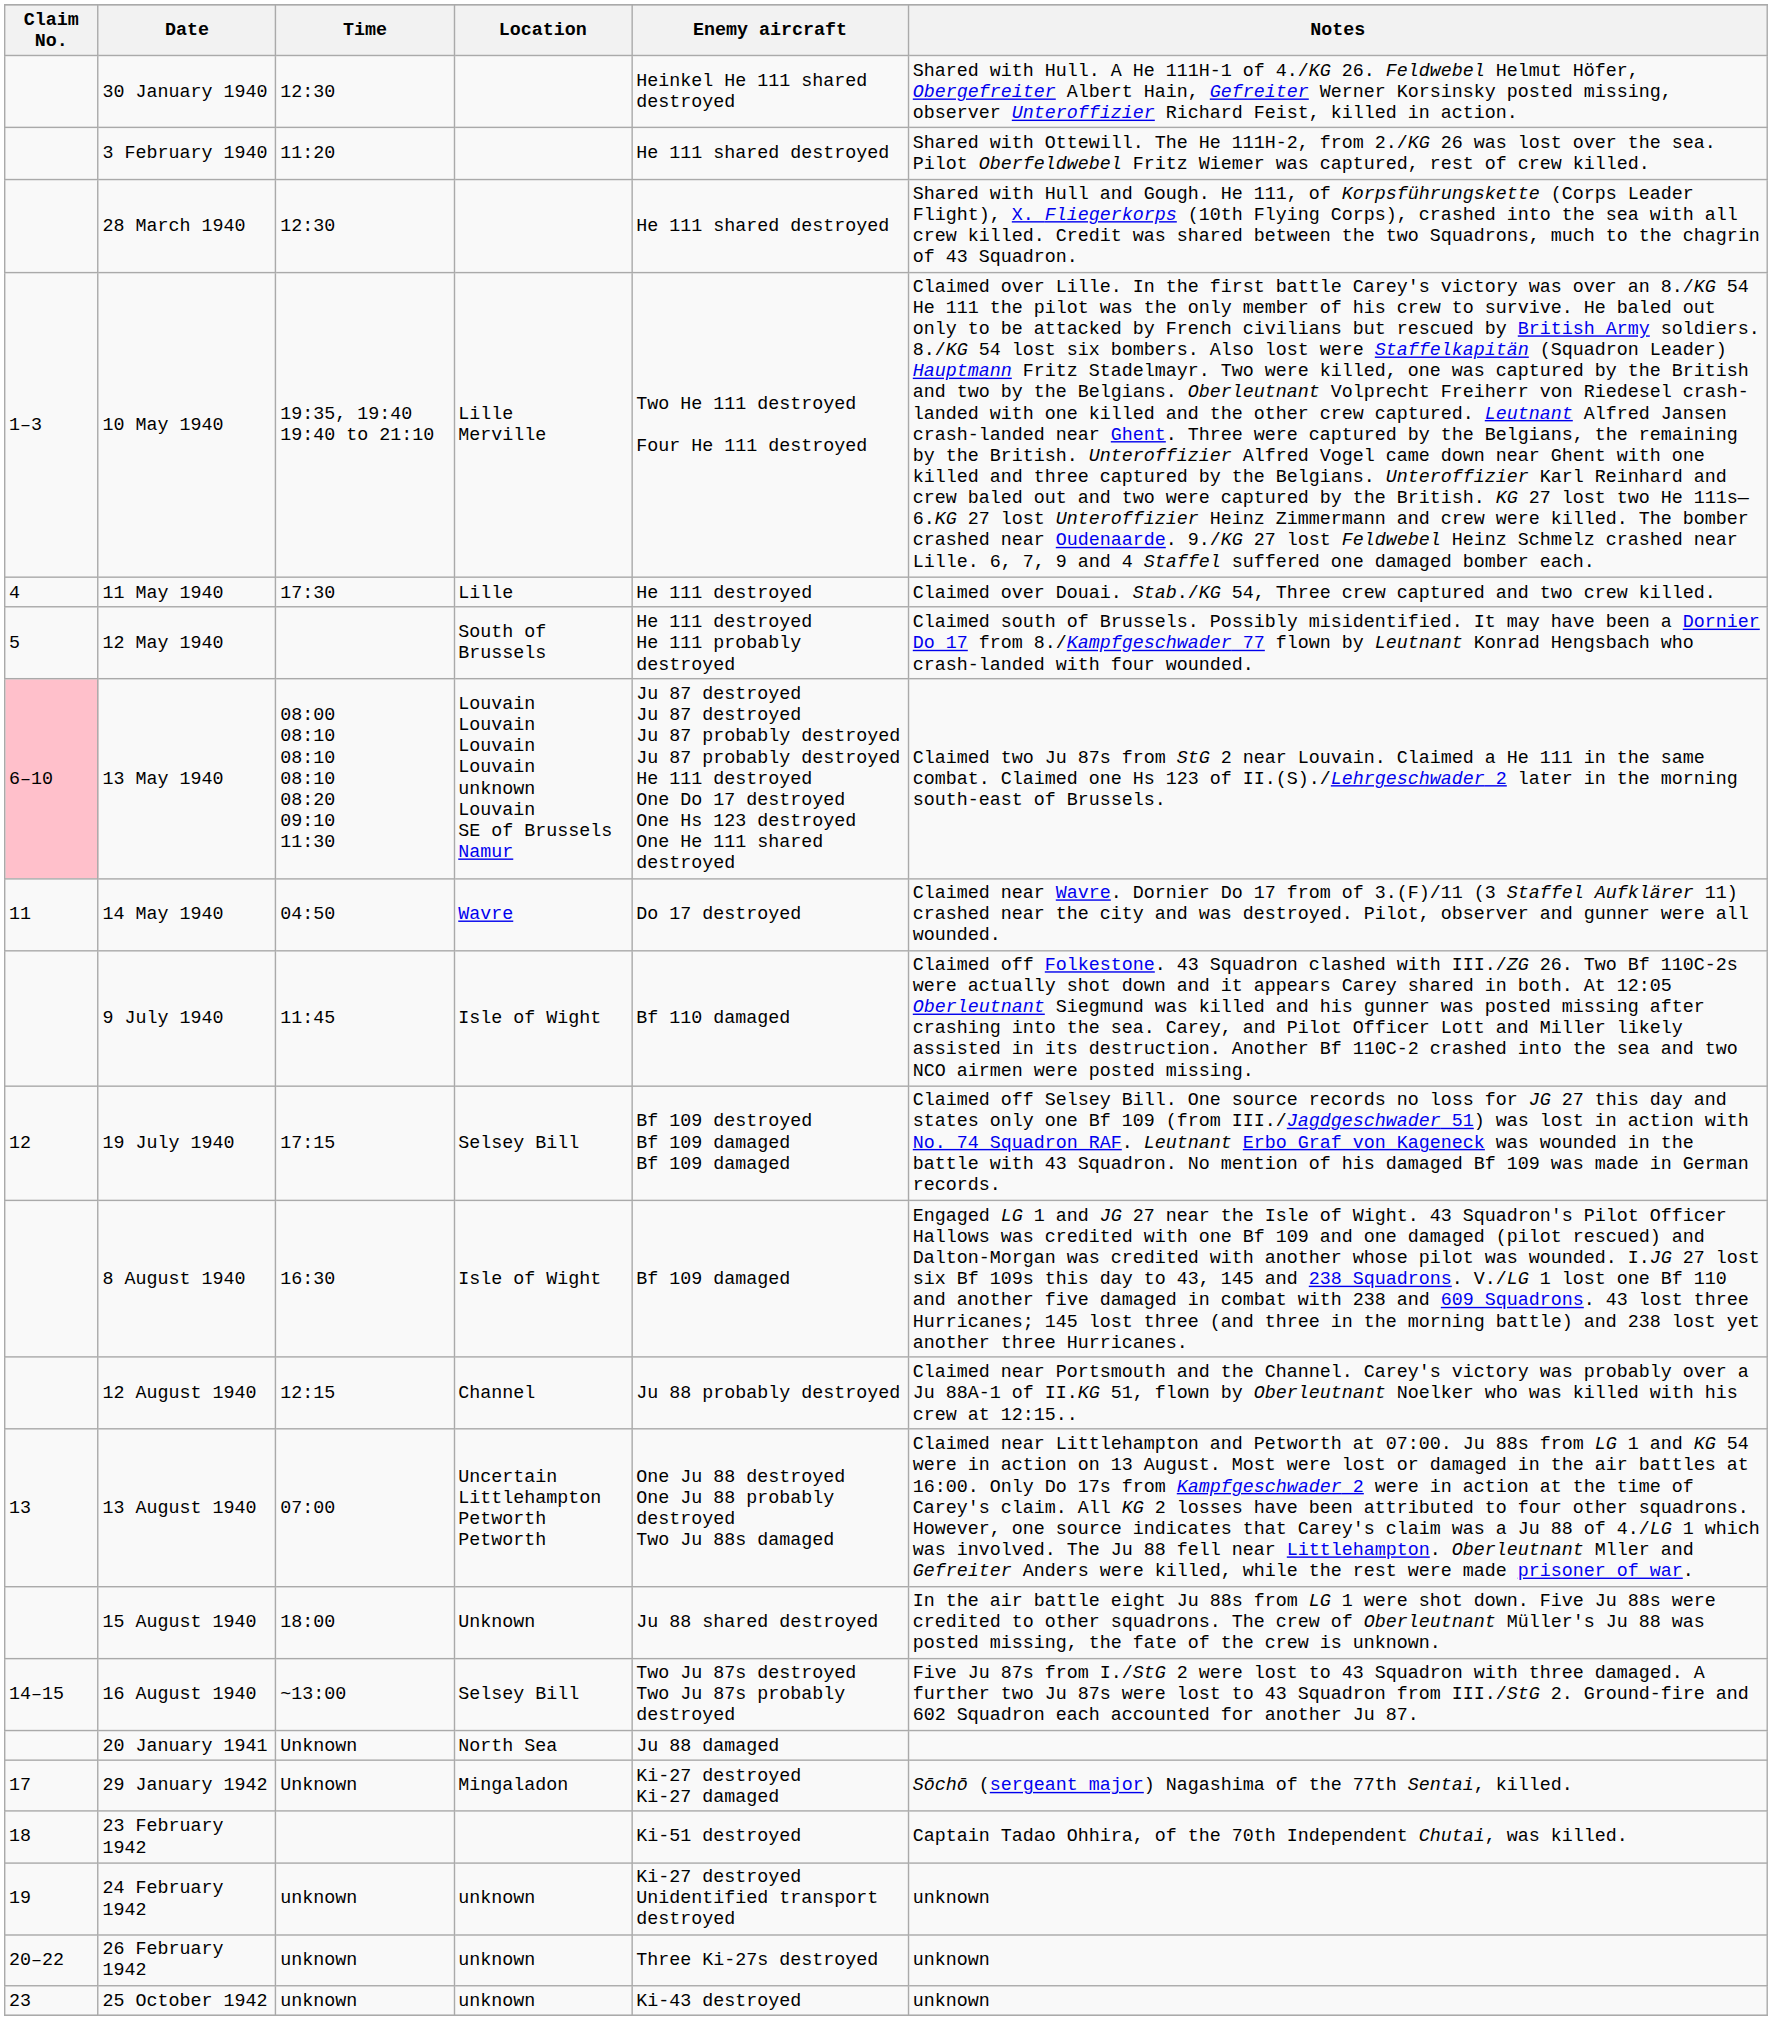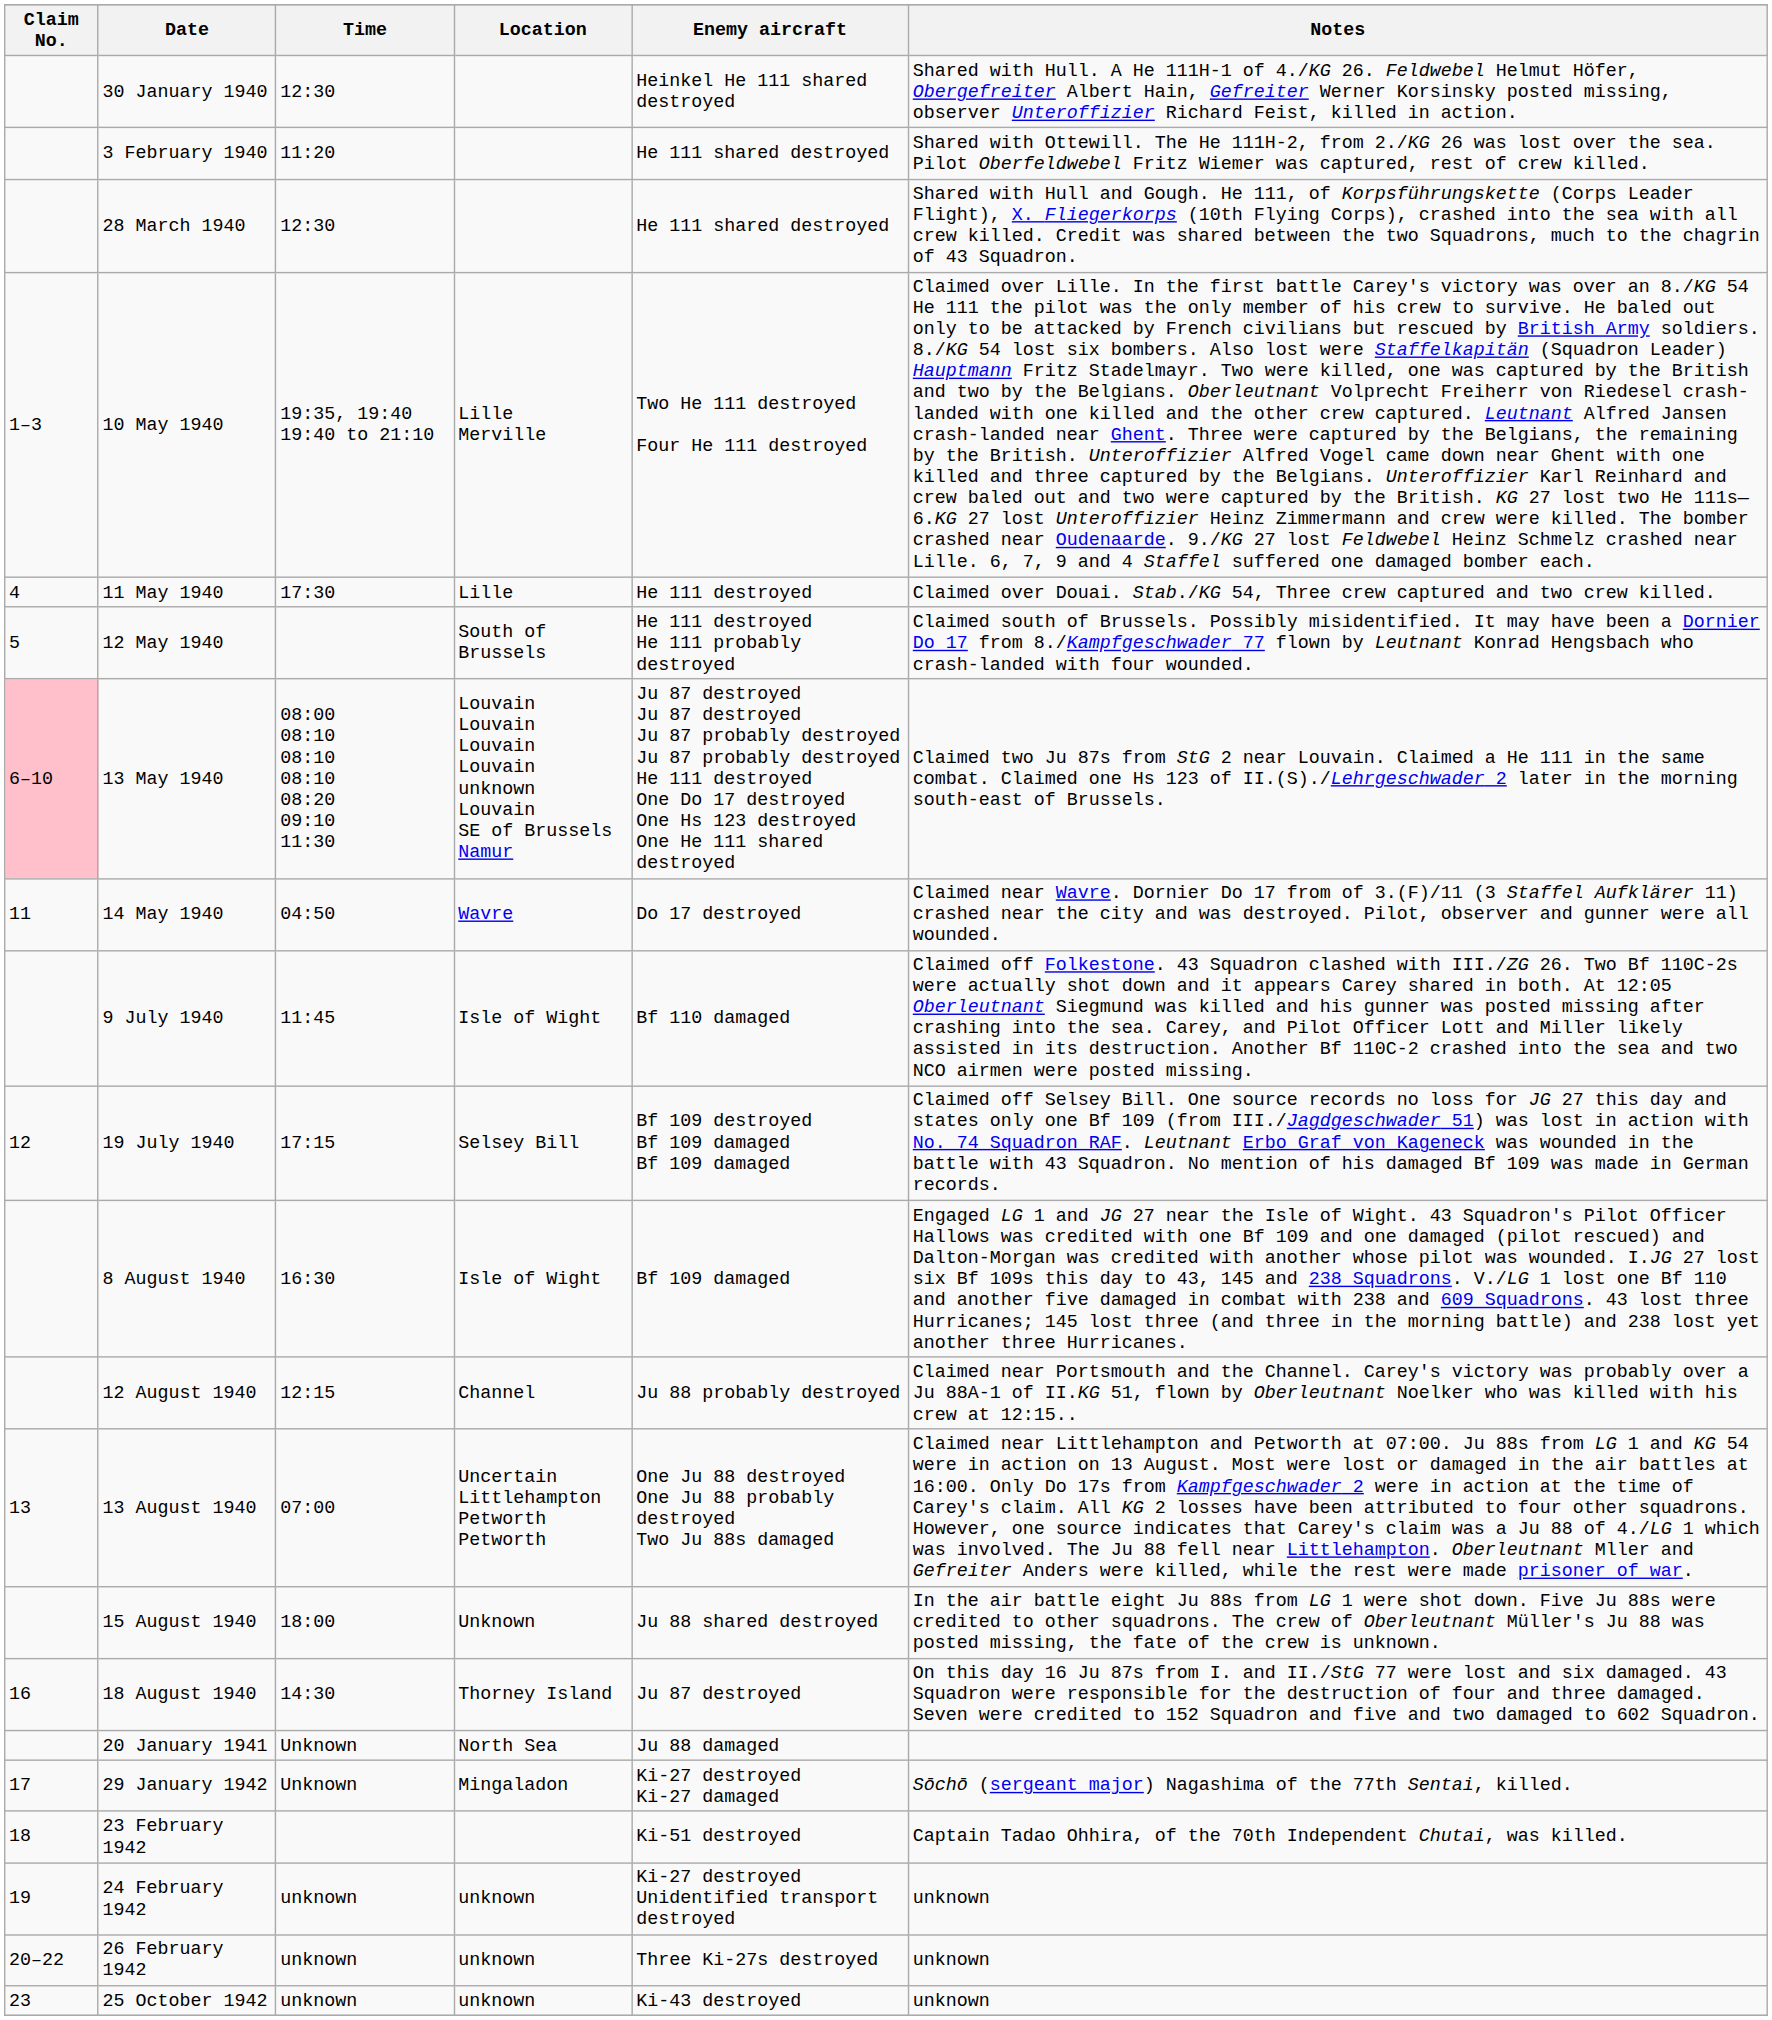- row: (179, 1694)
+ row: (179, 1694)
